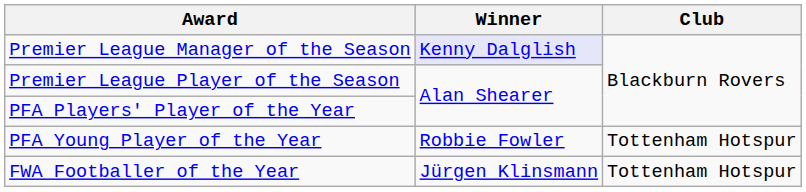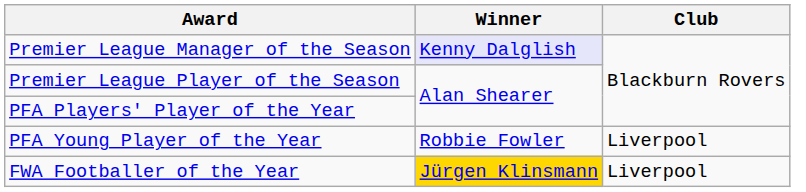(702, 141) Tottenham Hotspur -> (657, 141) Liverpool
(509, 171) no background -> (509, 171) gold background
(702, 171) Tottenham Hotspur -> (657, 171) Liverpool
